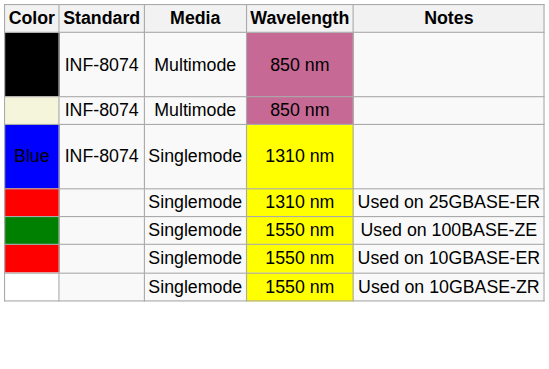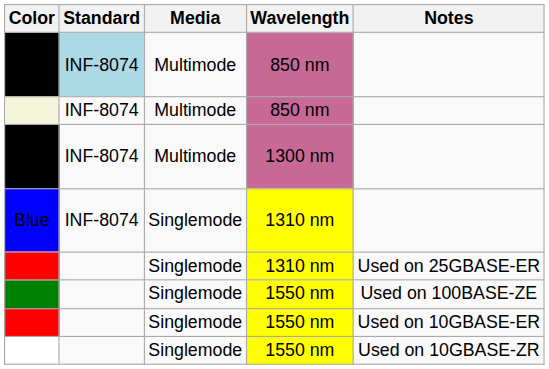(102, 64) no background -> (102, 64) lightblue background
+ row: (32, 156)
